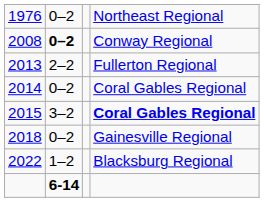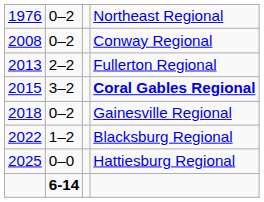(61, 40) bold -> (61, 40) normal
- row: (25, 88)
+ row: (25, 161)
